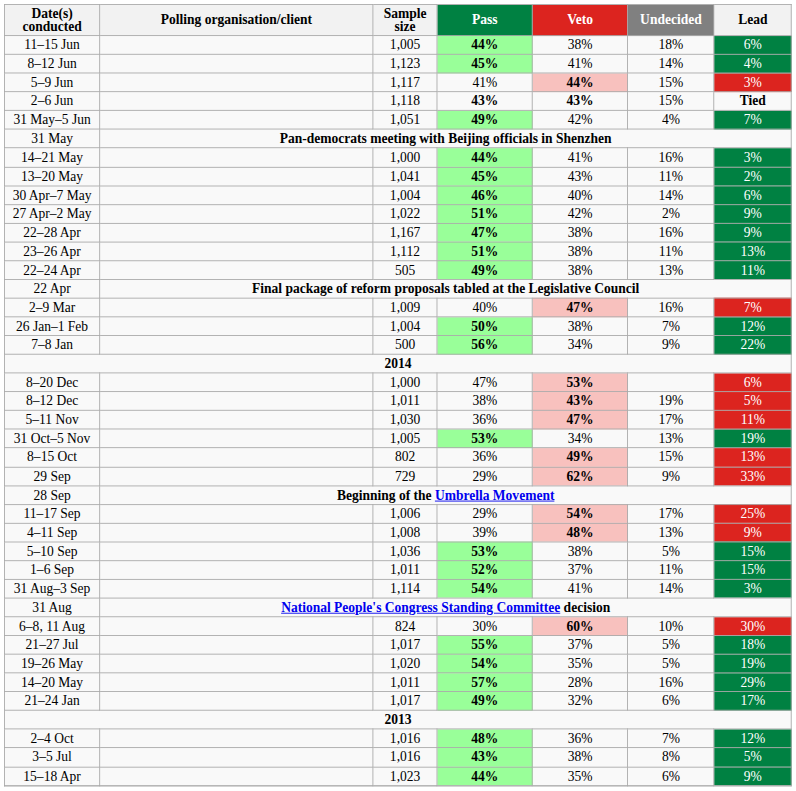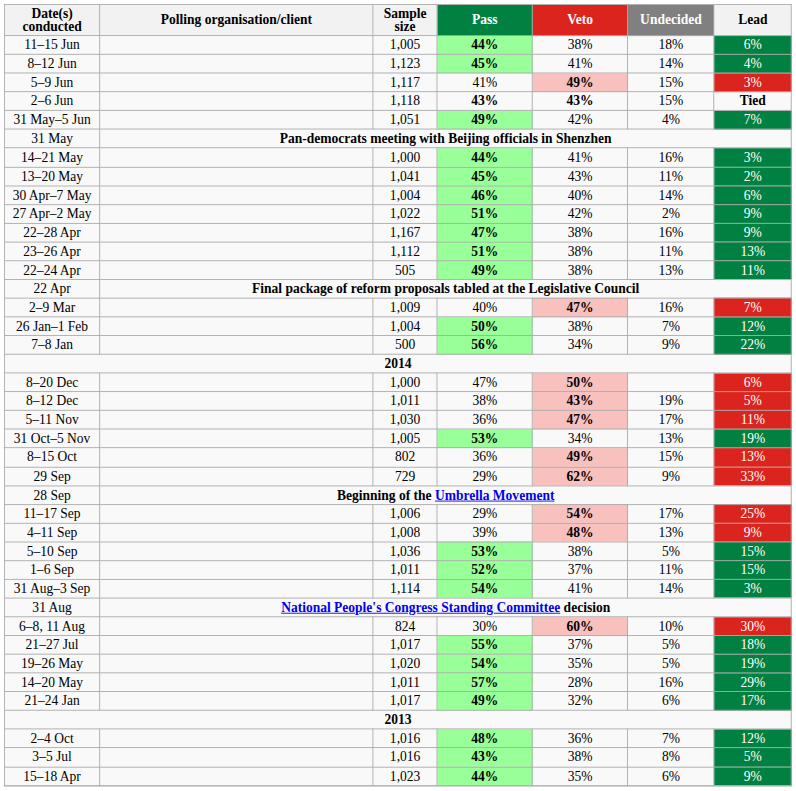(580, 82) 44% -> (580, 82) 49%
(580, 382) 53% -> (580, 382) 50%
